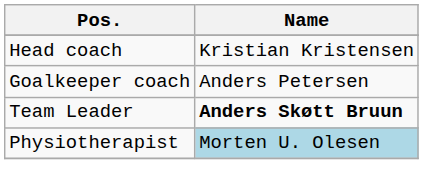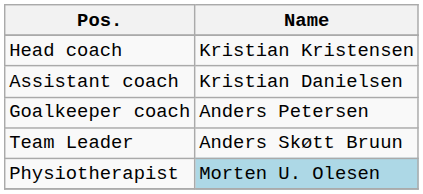+ row: (94, 82)
(301, 112) bold -> (301, 143) normal
